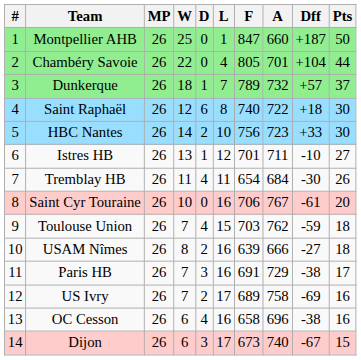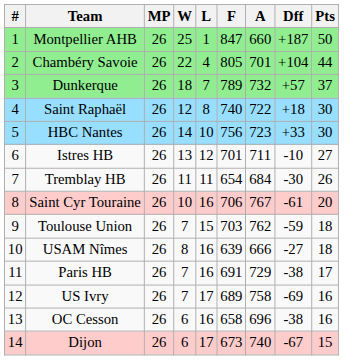- column: (204, 16)
